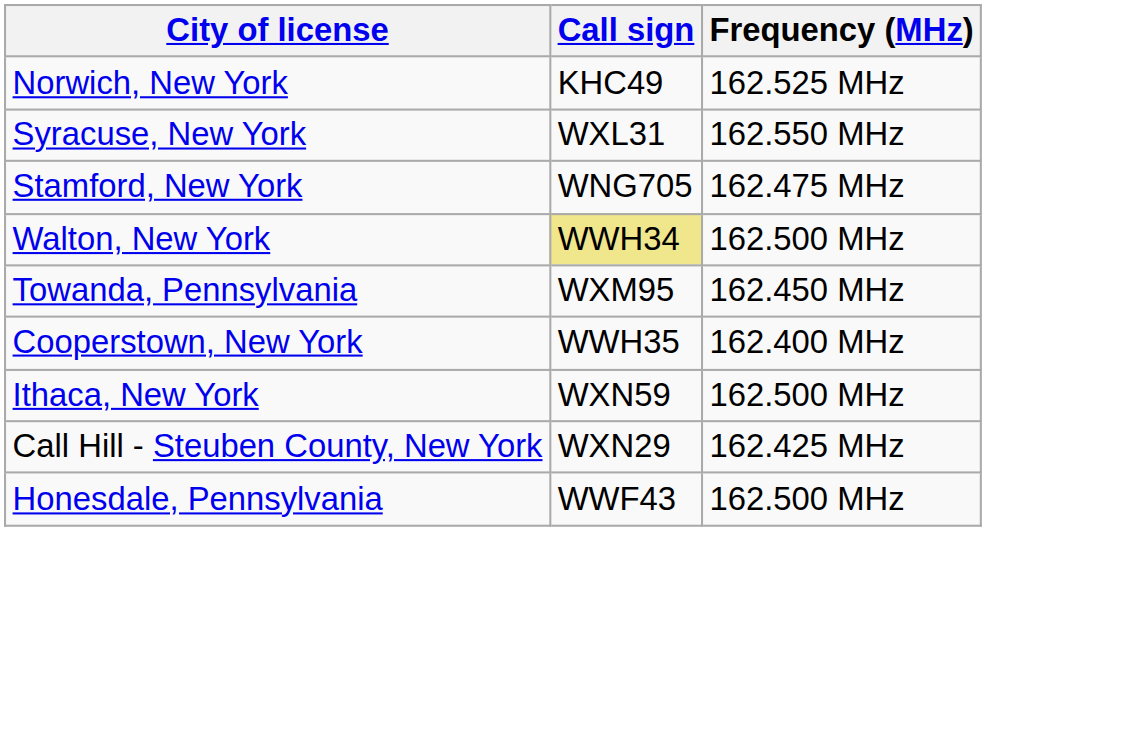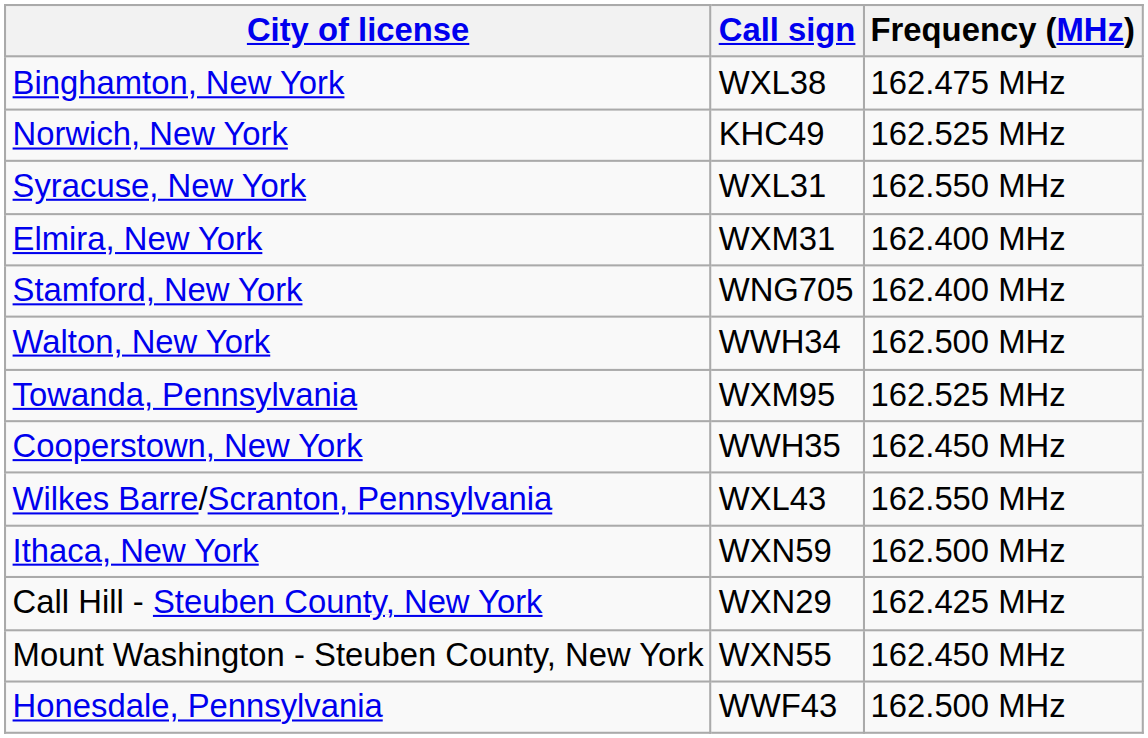+ row: (179, 82)
+ row: (137, 238)
(807, 186) 162.475 MHz -> (968, 290) 162.400 MHz
(619, 238) khaki background -> (780, 342) no background
(807, 290) 162.450 MHz -> (968, 394) 162.525 MHz
(807, 342) 162.400 MHz -> (968, 446) 162.450 MHz
+ row: (282, 498)
+ row: (358, 654)
